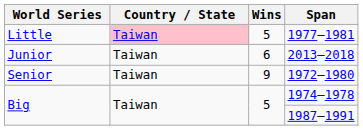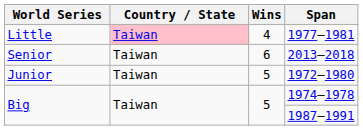(267, 35) 5 -> (267, 35) 4
(30, 55) Junior -> (30, 55) Senior
(30, 75) Senior -> (30, 75) Junior
(267, 75) 9 -> (267, 75) 5
